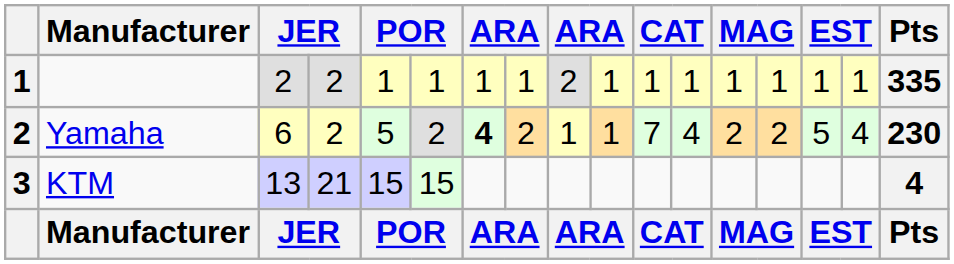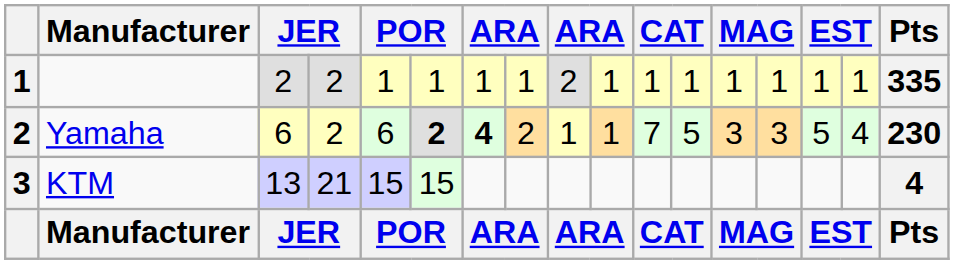(385, 132) 5 -> (385, 132) 6
(437, 132) normal -> (437, 132) bold
(692, 132) 4 -> (692, 132) 5
(734, 132) 2 -> (734, 132) 3
(779, 132) 2 -> (779, 132) 3
